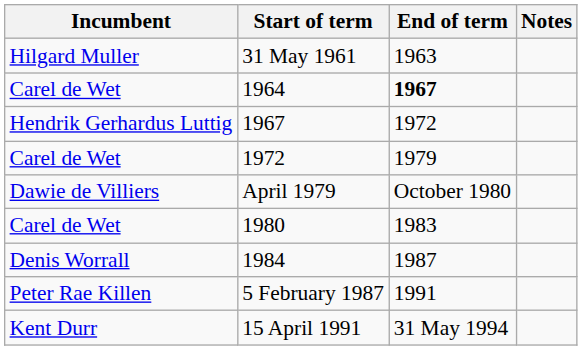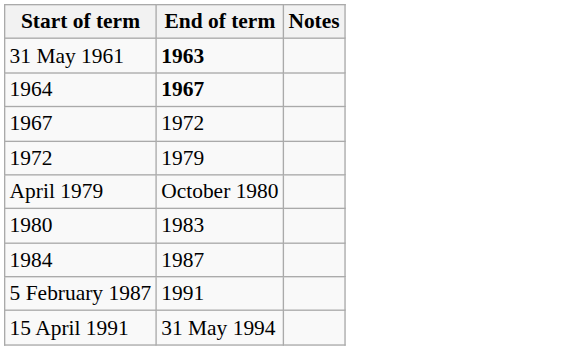- column: (121, 21)
(415, 55) normal -> (183, 55) bold
